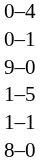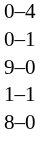- row: (20, 94)
